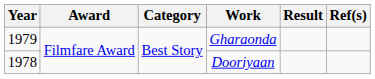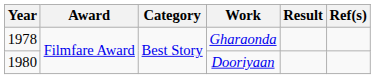(22, 39) 1979 -> (22, 39) 1978
(22, 62) 1978 -> (22, 62) 1980
